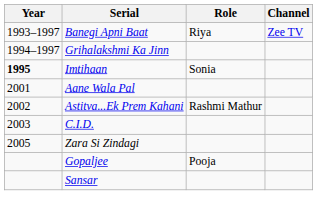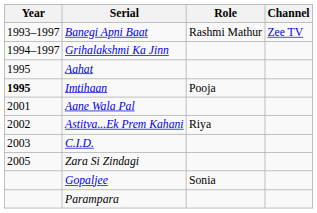(200, 32) Riya -> (226, 32) Rashmi Mathur
+ row: (79, 69)
(202, 69) Sonia -> (202, 87) Pooja
(226, 106) Rashmi Mathur -> (200, 124) Riya
(202, 161) Pooja -> (202, 180) Sonia
- row: (81, 180)
+ row: (92, 198)
